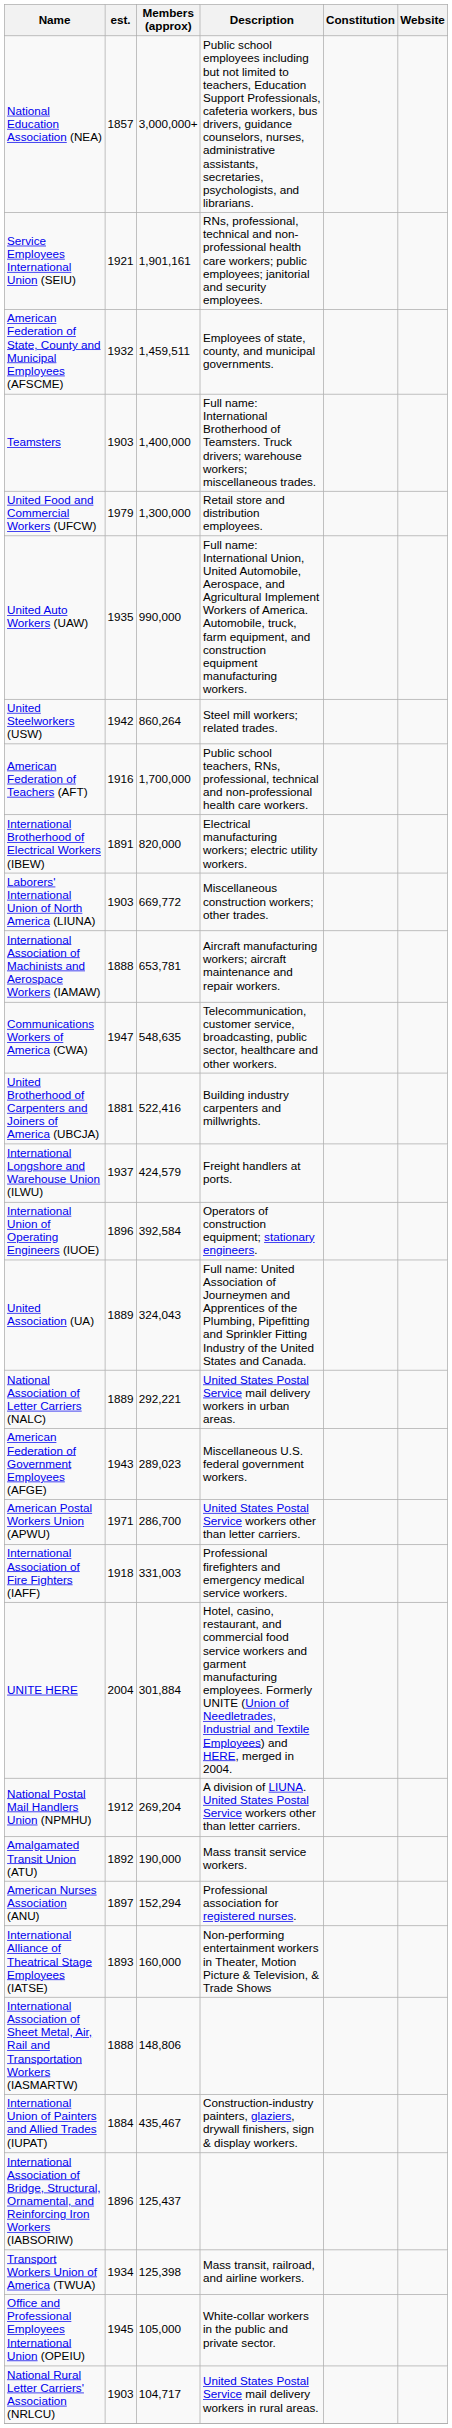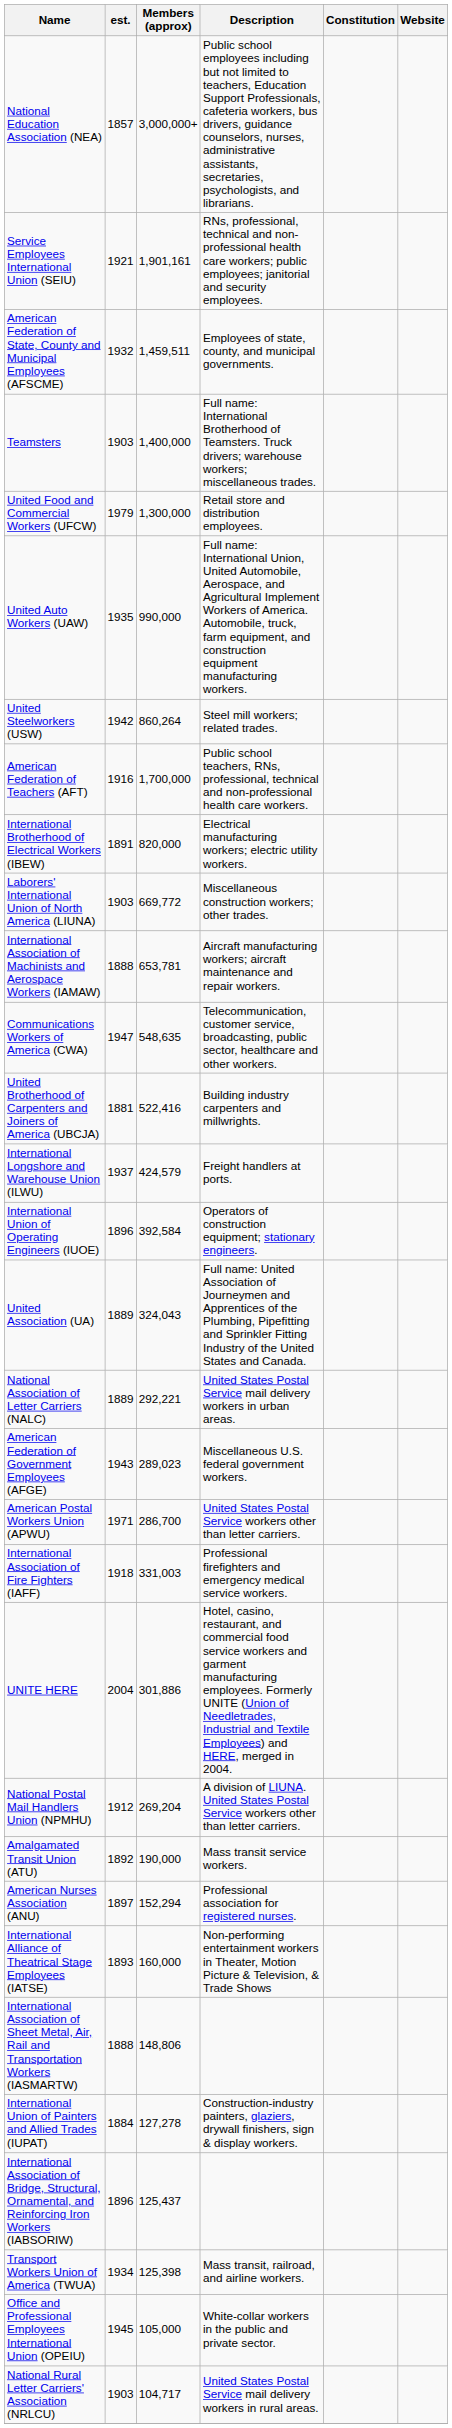(160, 1690) 301,884 -> (160, 1690) 301,886
(160, 2123) 435,467 -> (160, 2123) 127,278
